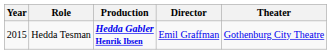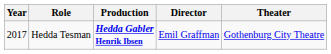(17, 35) 2015 -> (17, 35) 2017
